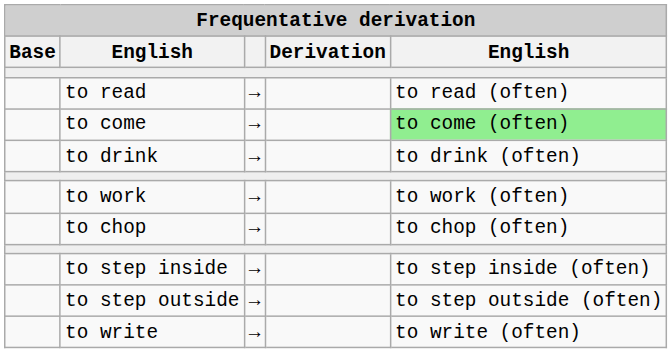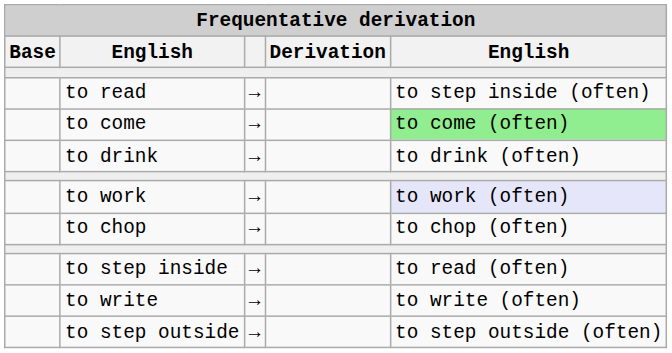(482, 93) to read (often) -> (523, 93) to step inside (often)
(482, 197) no background -> (482, 197) lavender background
(523, 269) to step inside (often) -> (482, 269) to read (often)
rows swapped: (152, 301) <-> (112, 332)
